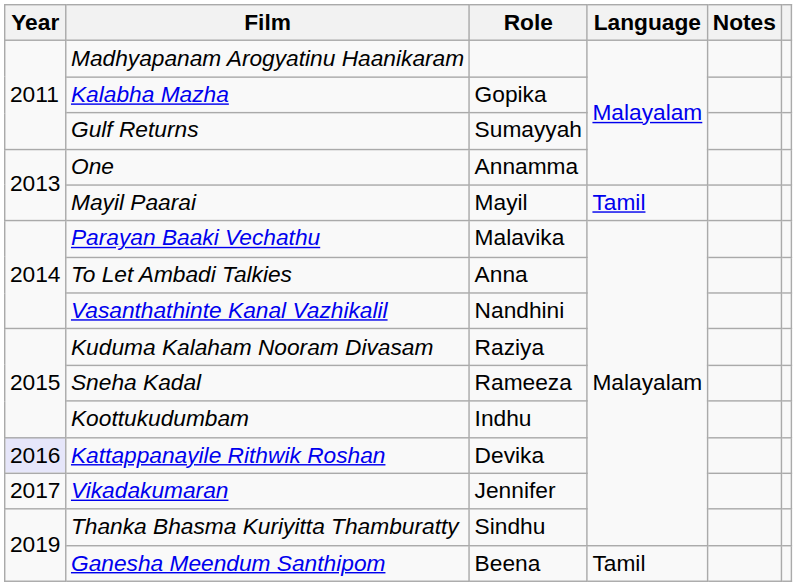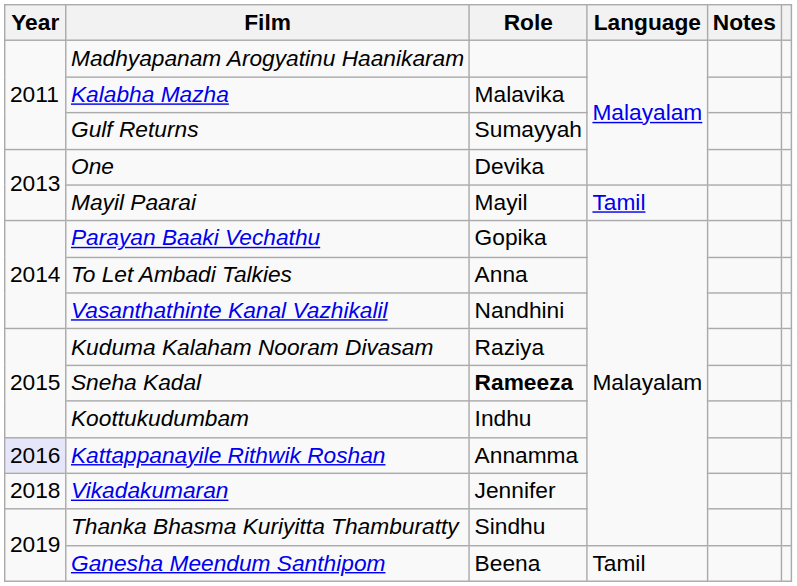(511, 94) Gopika -> (519, 94) Malavika
(526, 166) Annamma -> (509, 166) Devika
(519, 238) Malavika -> (511, 238) Gopika
(523, 382) normal -> (524, 382) bold
(509, 454) Devika -> (526, 454) Annamma
(35, 490) 2017 -> (35, 490) 2018
